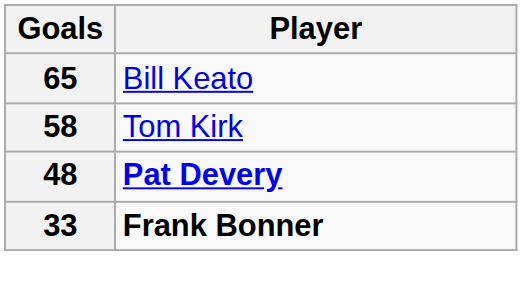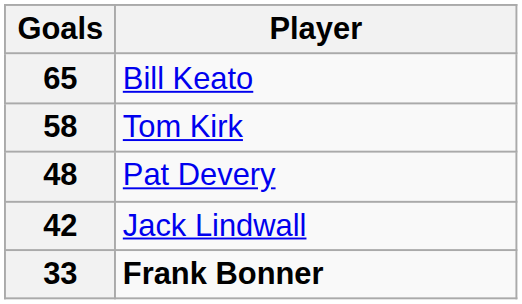(203, 175) bold -> (199, 175) normal
+ row: (60, 224)
